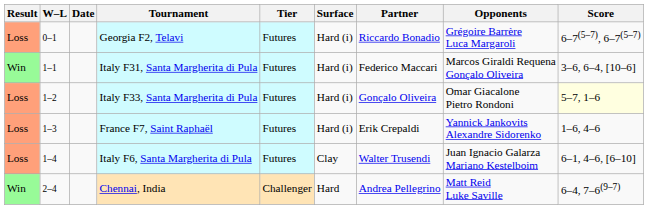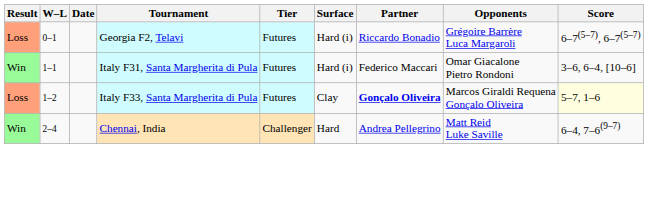(501, 67) Marcos Giraldi Requena Gonçalo Oliveira -> (483, 67) Omar Giacalone Pietro Rondoni
(335, 98) Hard (i) -> (327, 98) Clay
(397, 98) normal -> (400, 98) bold
(483, 98) Omar Giacalone Pietro Rondoni -> (501, 98) Marcos Giraldi Requena Gonçalo Oliveira
- row: (156, 128)
- row: (176, 158)
